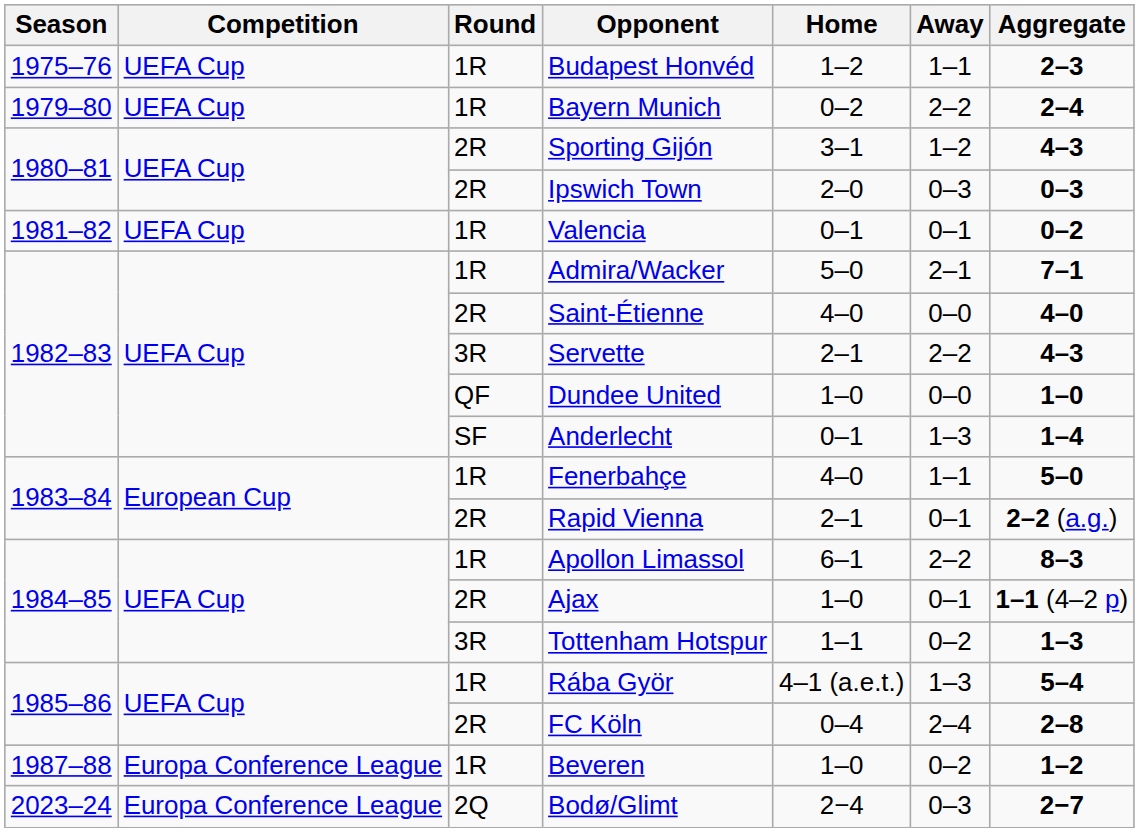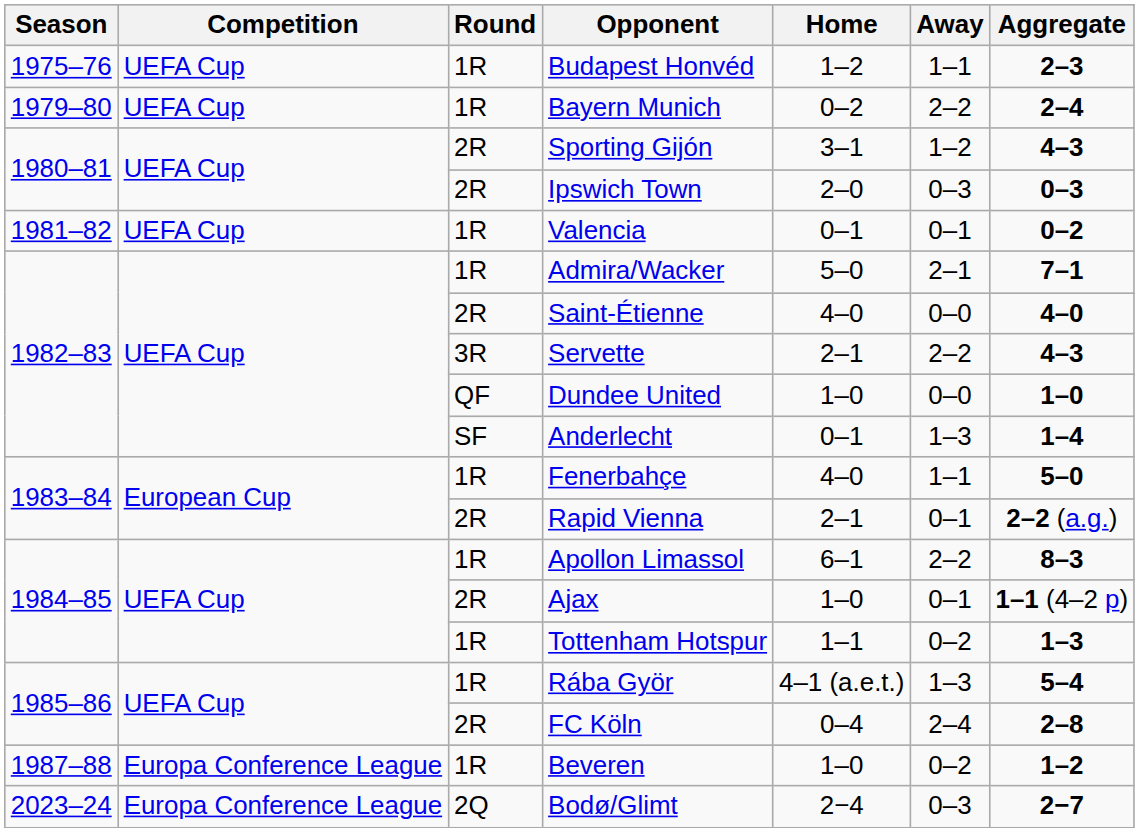(471, 641) 3R -> (471, 641) 1R
